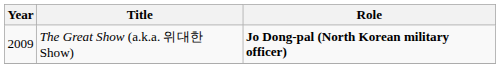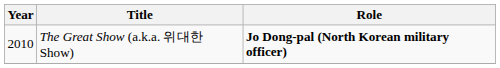(21, 44) 2009 -> (21, 44) 2010
